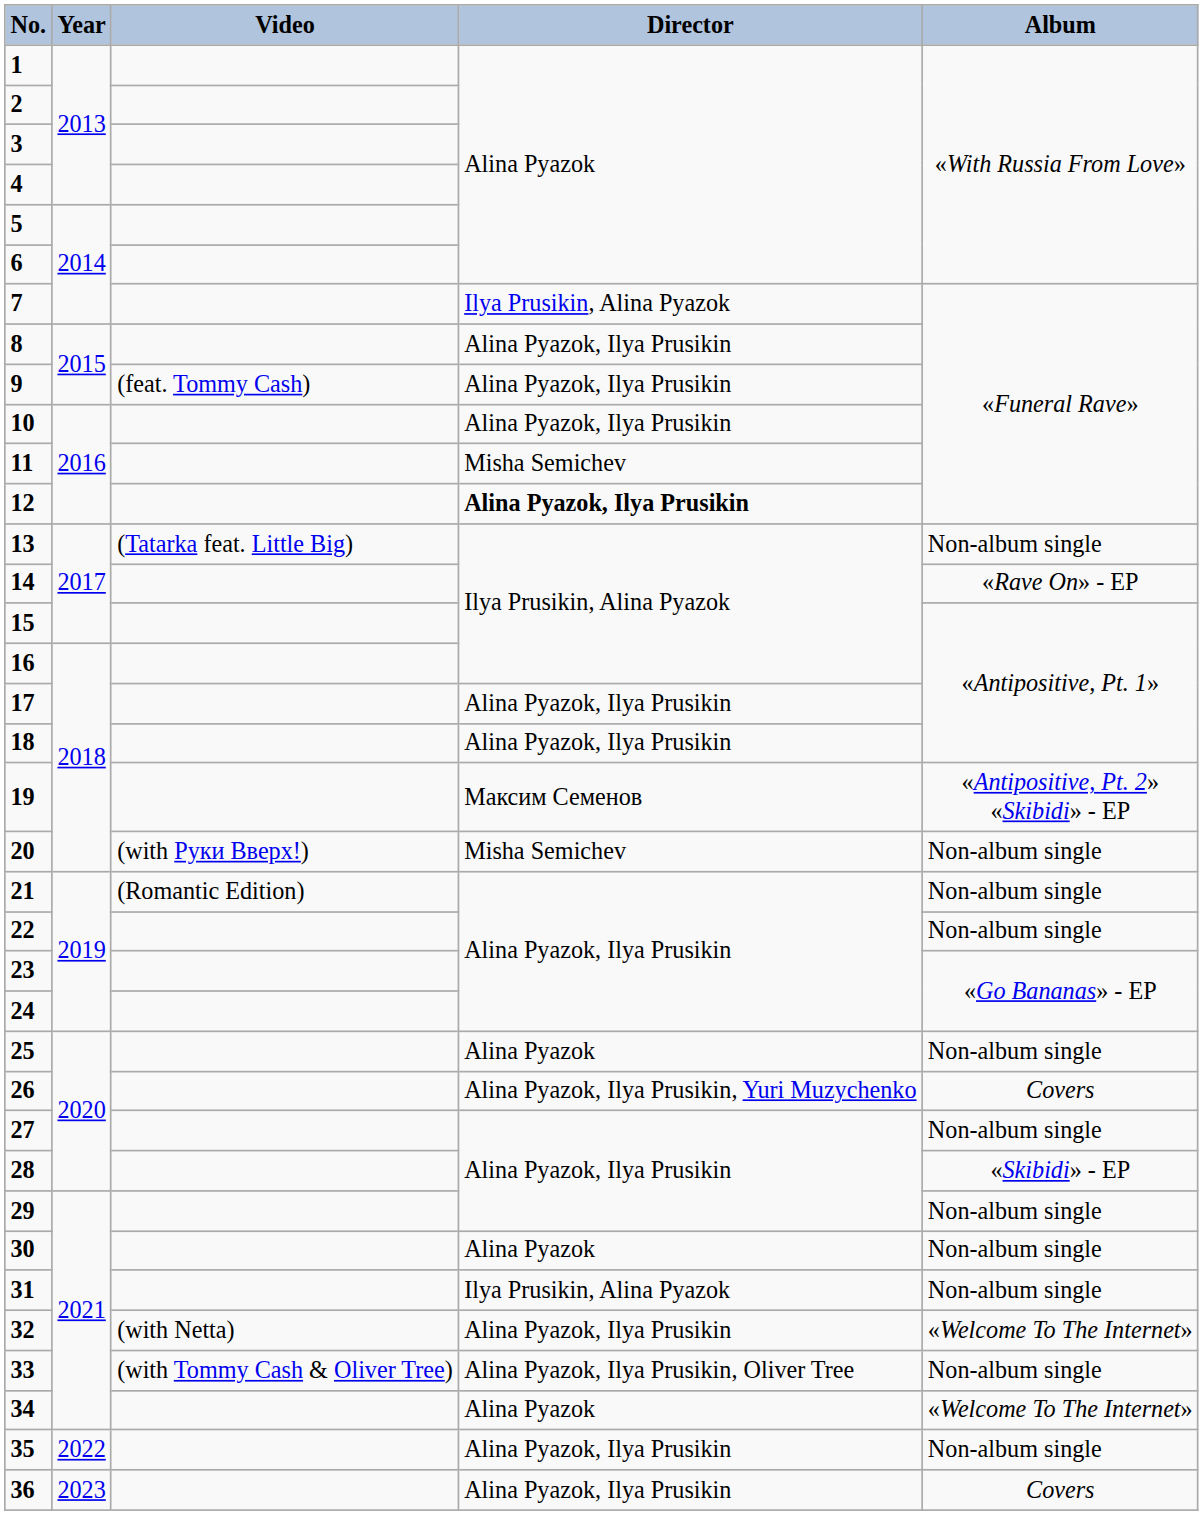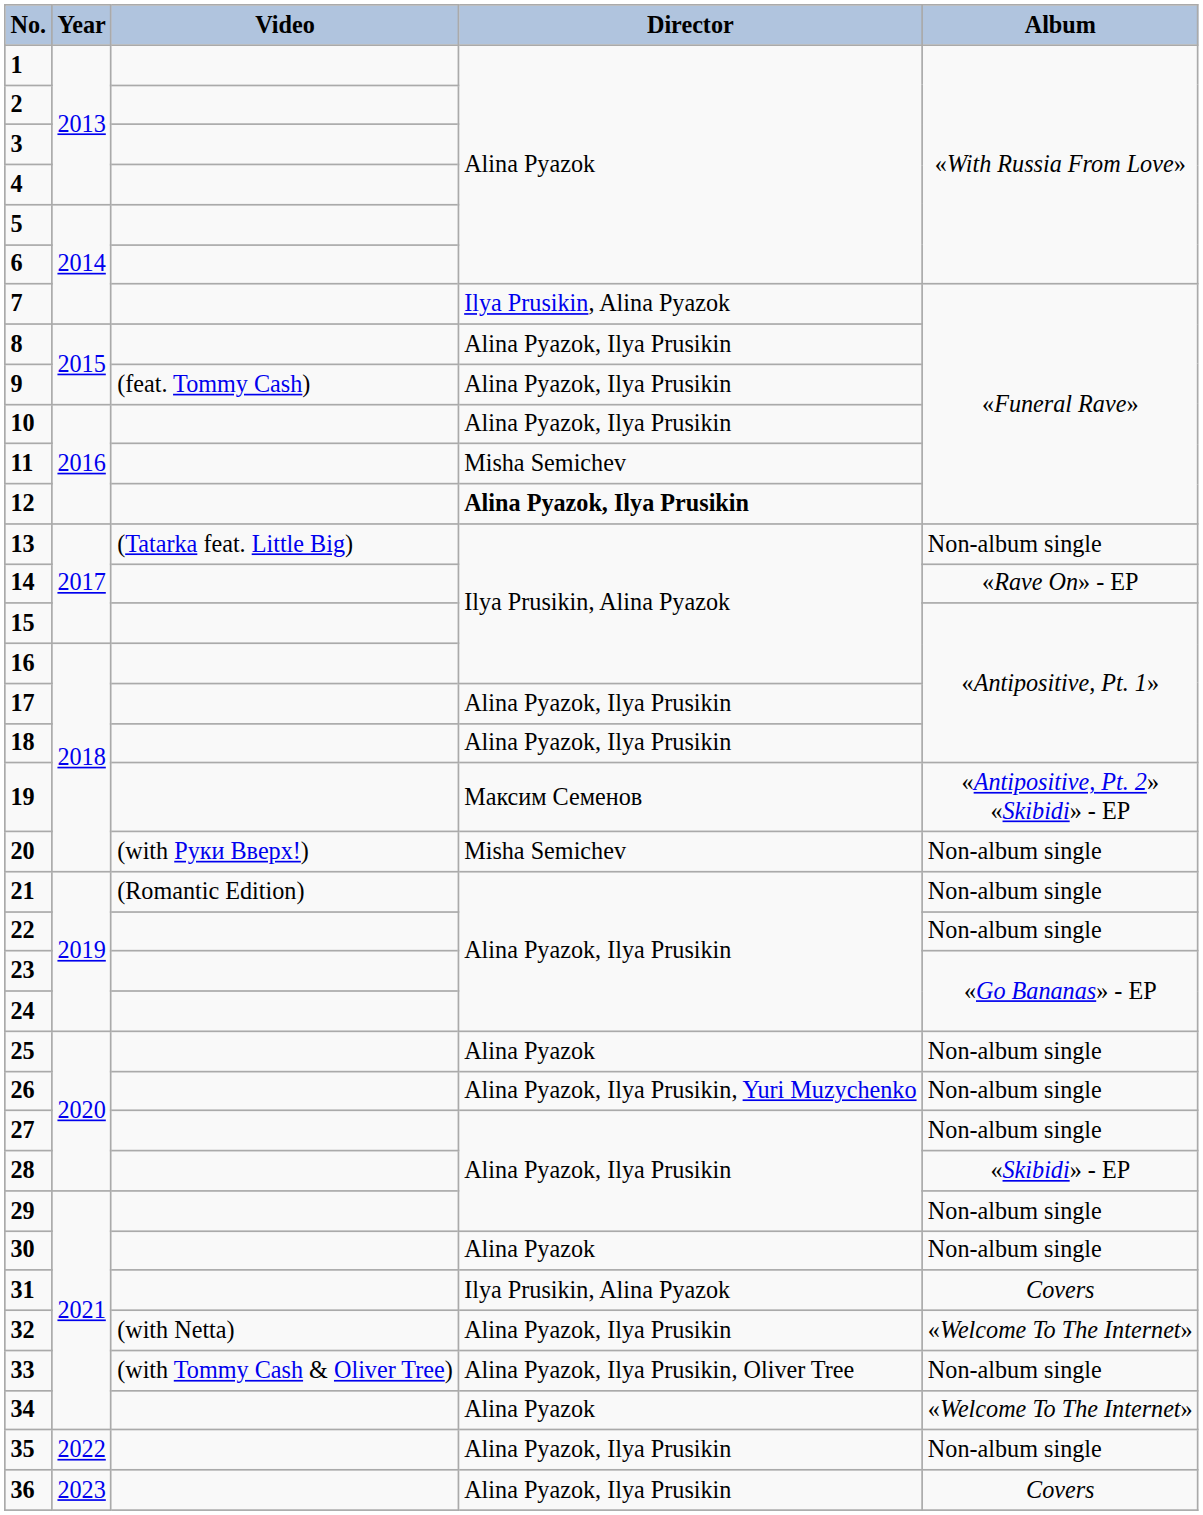(1060, 1090) Covers -> (1015, 1090) Non-album single
(1015, 1290) Non-album single -> (1060, 1290) Covers
